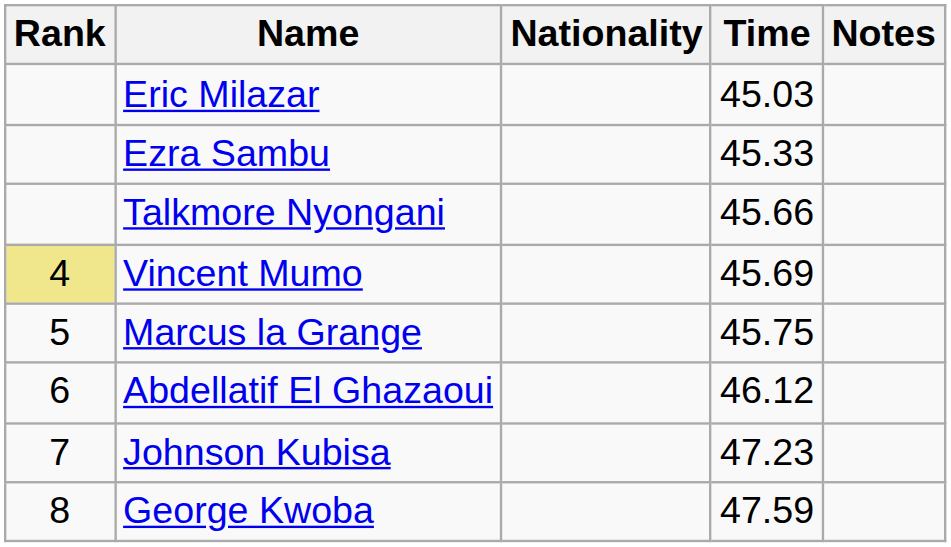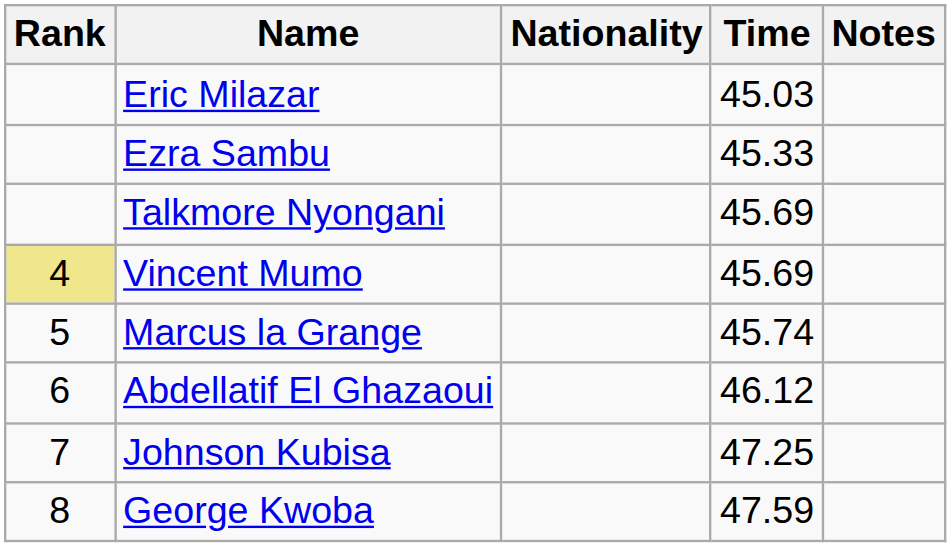(767, 213) 45.66 -> (767, 213) 45.69
(767, 332) 45.75 -> (767, 332) 45.74
(767, 451) 47.23 -> (767, 451) 47.25
